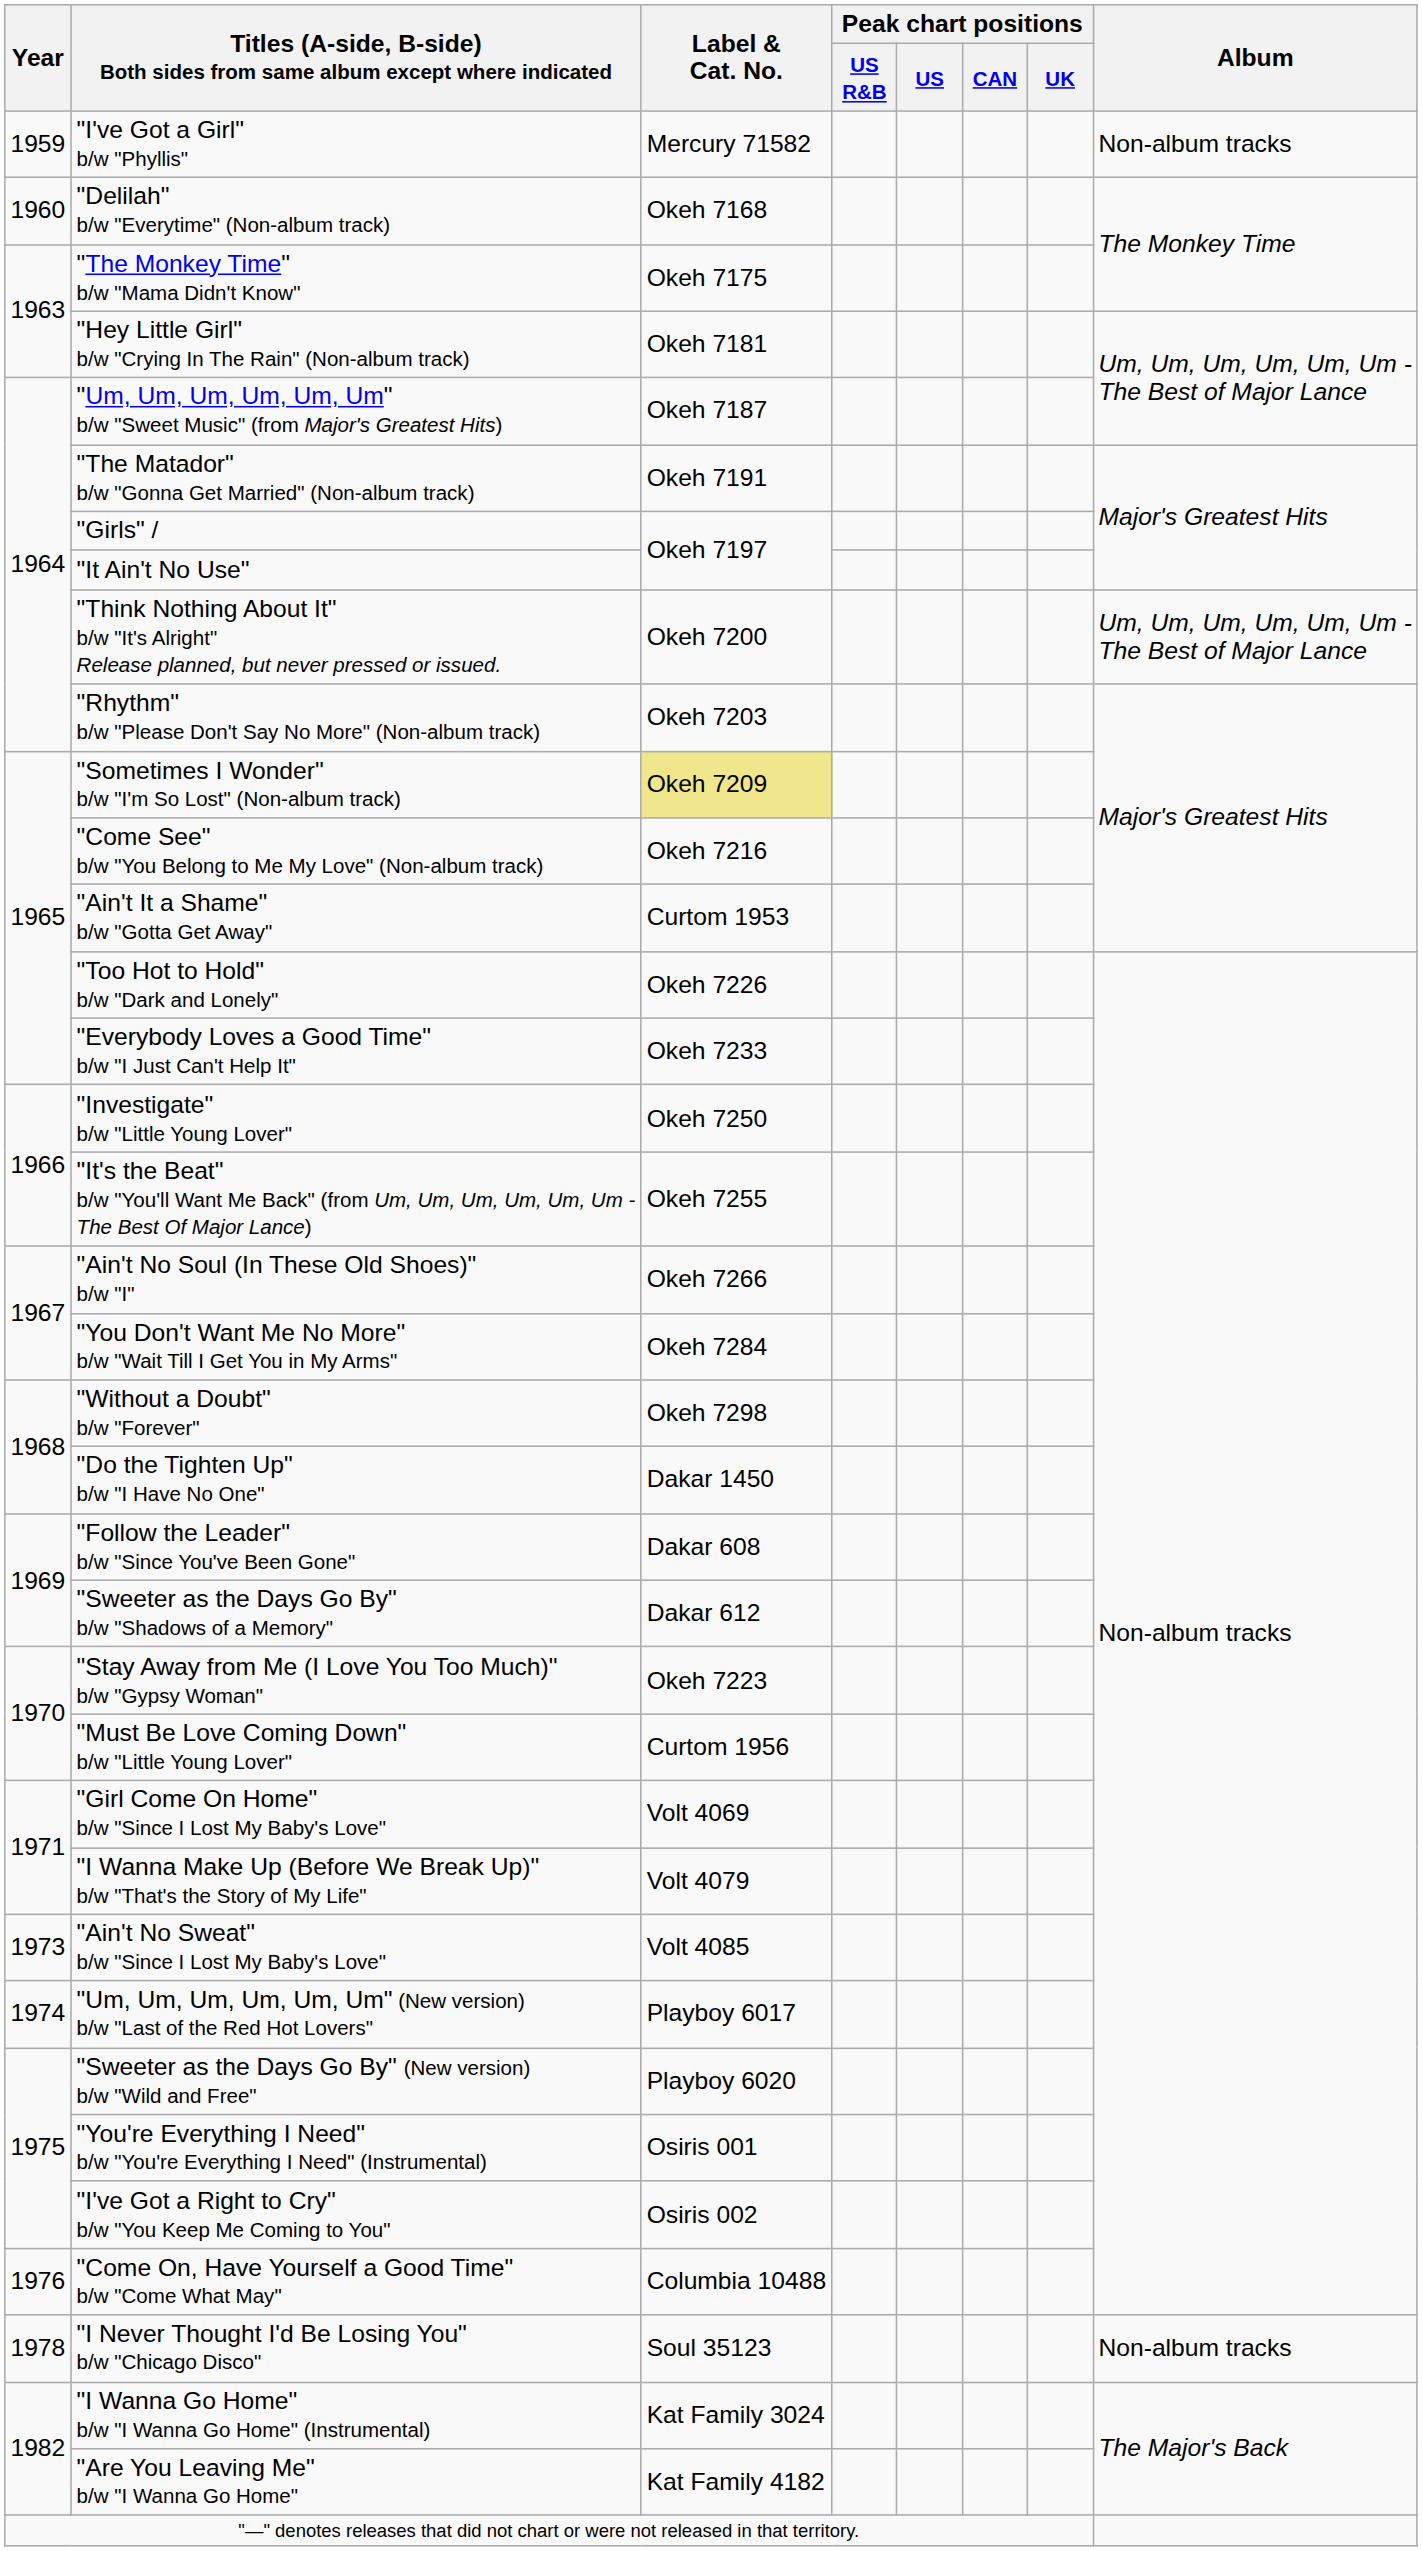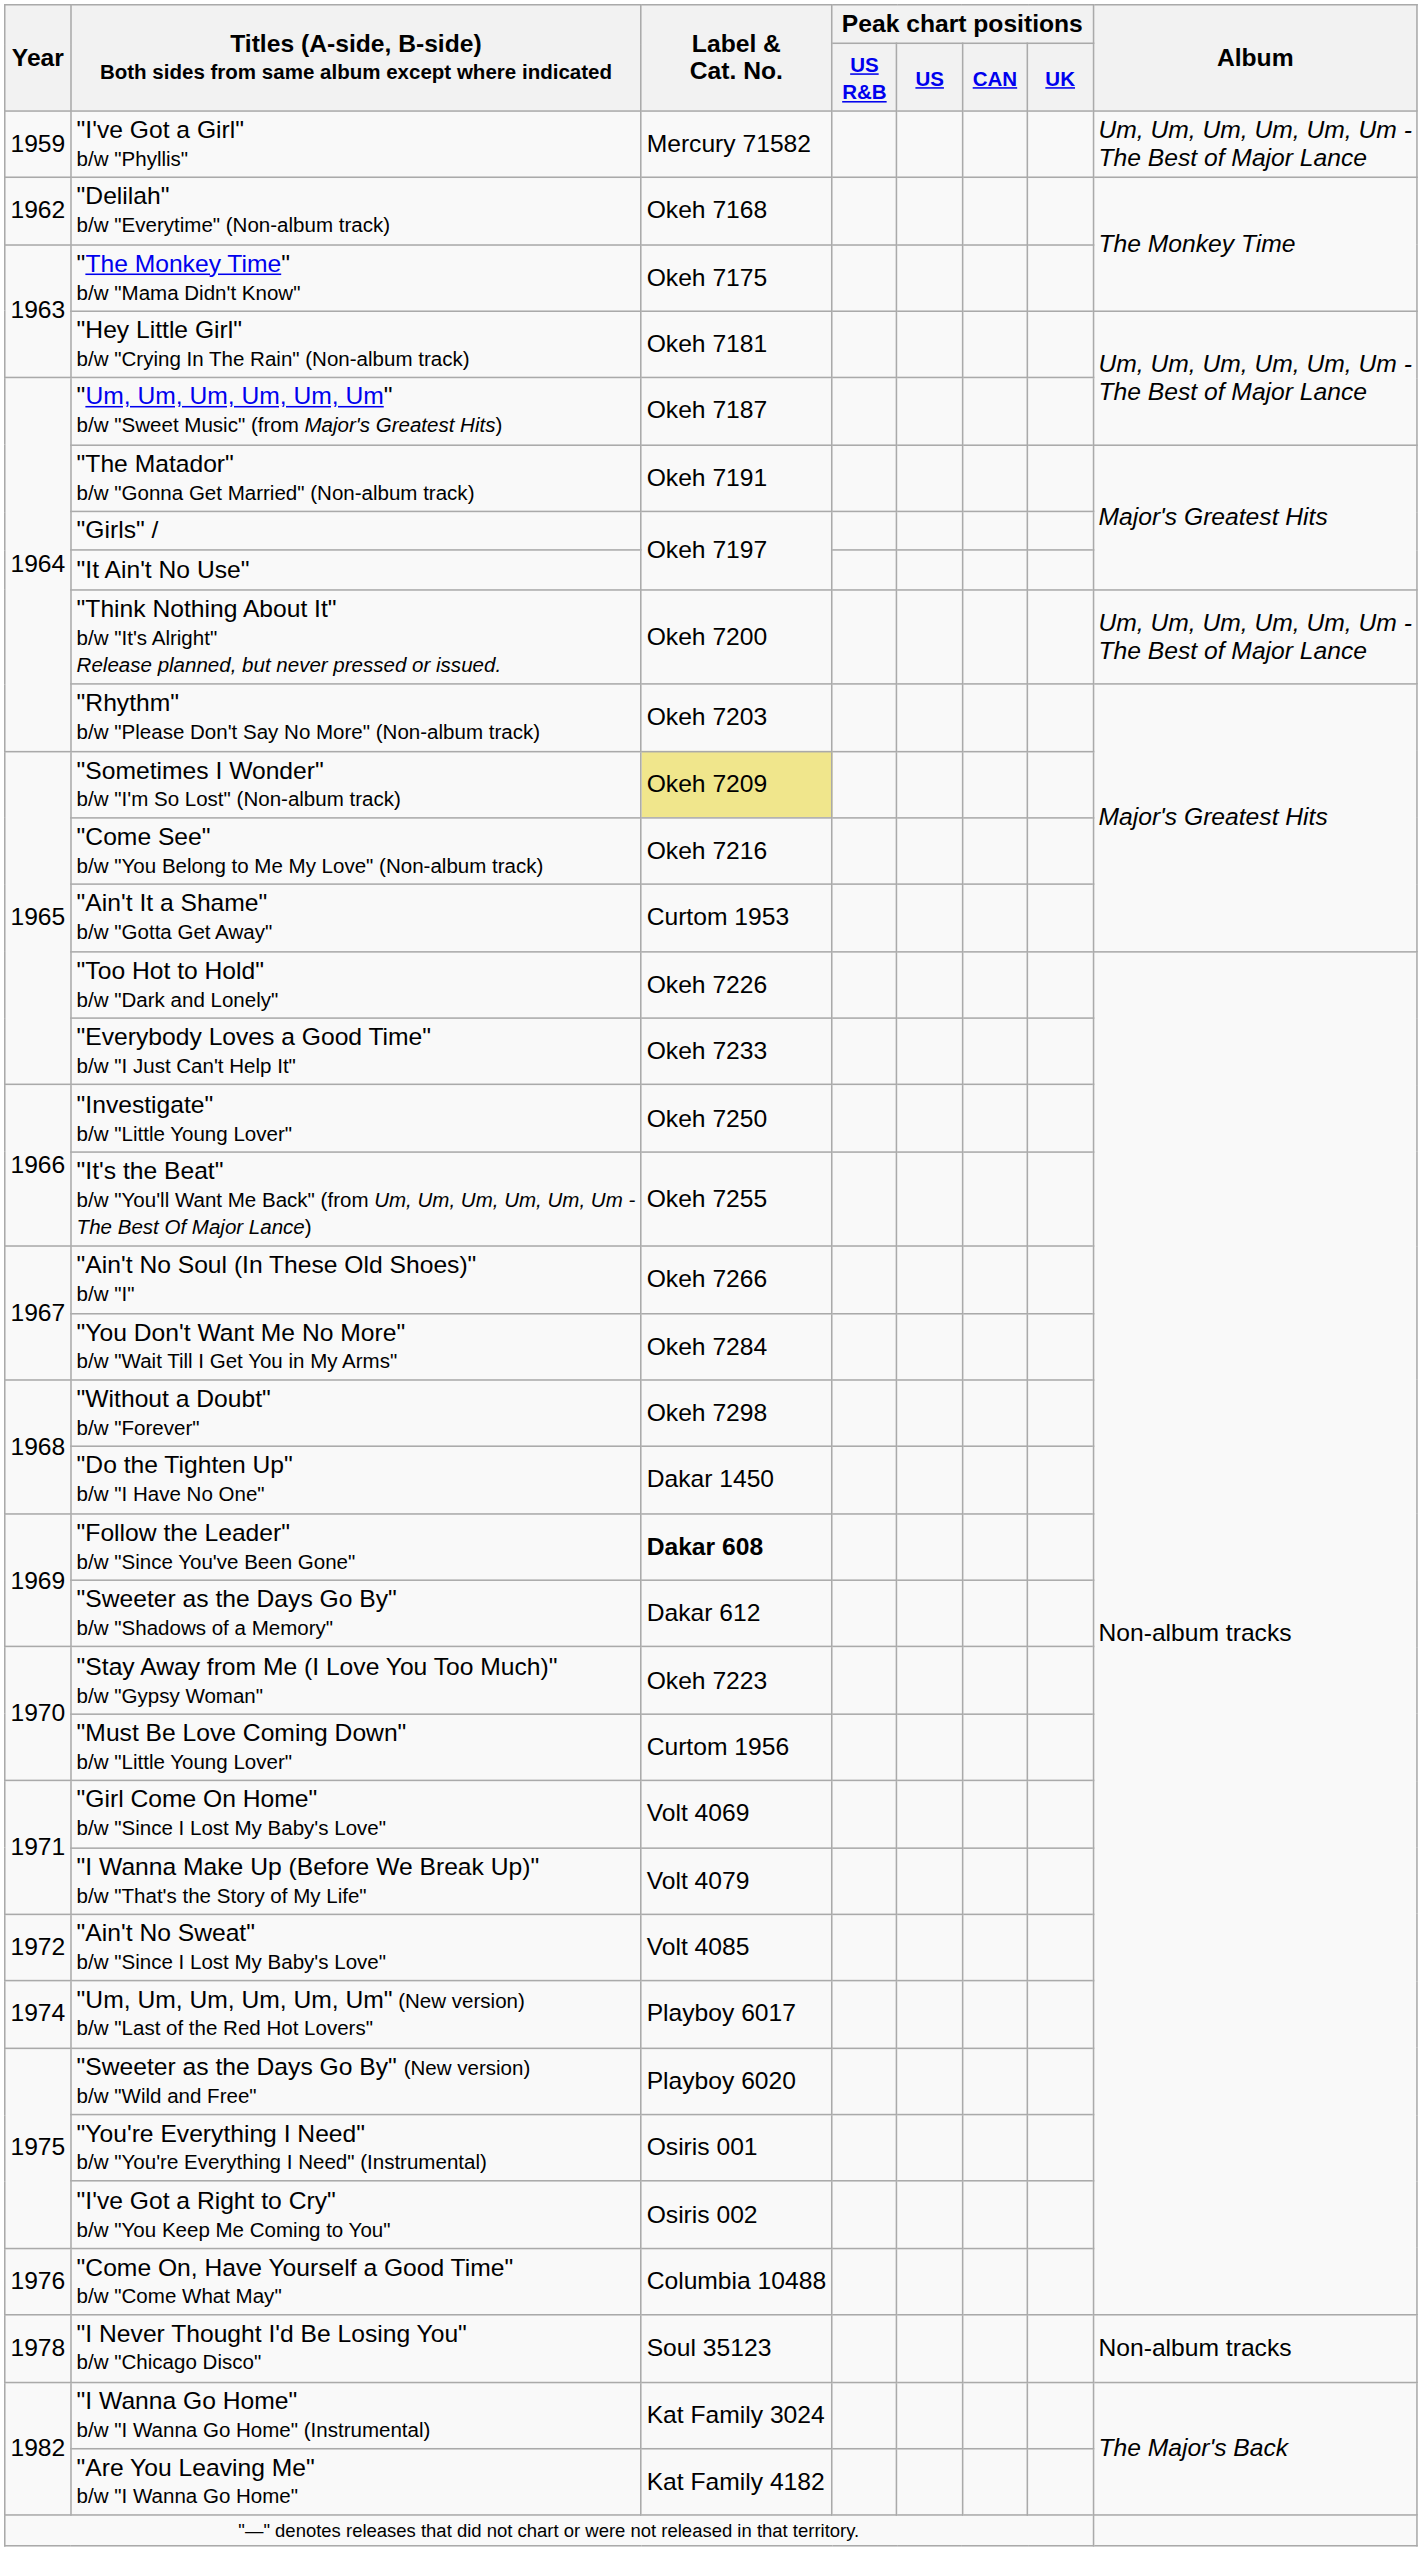(1195, 143) Non-album tracks -> (1255, 143) Um, Um, Um, Um, Um, Um - The Best of Major Lance
(38, 210) 1960 -> (38, 210) 1962
(704, 1546) normal -> (705, 1546) bold
(38, 1947) 1973 -> (38, 1947) 1972
